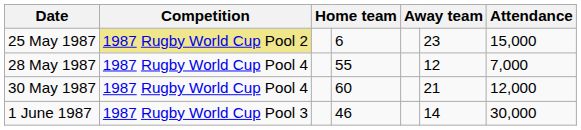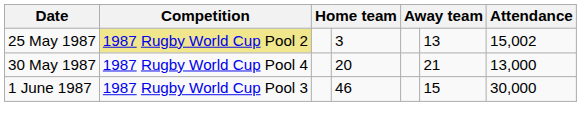(339, 40) 6 -> (339, 40) 3
(432, 40) 23 -> (432, 40) 13
(513, 40) 15,000 -> (513, 40) 15,002
- row: (52, 64)
(344, 88) 60 -> (344, 64) 20
(513, 88) 12,000 -> (513, 64) 13,000
(432, 112) 14 -> (432, 88) 15
